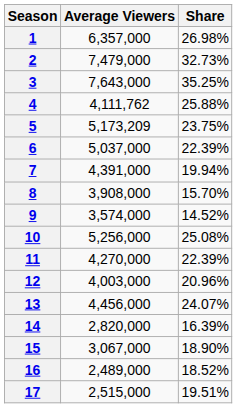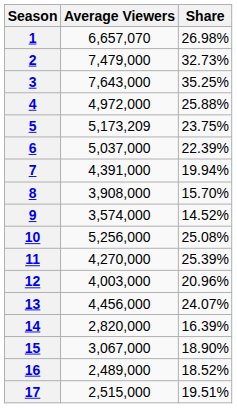(119, 38) 6,357,000 -> (119, 38) 6,657,070
(119, 104) 4,111,762 -> (119, 104) 4,972,000
(205, 259) 22.39% -> (205, 259) 25.39%
